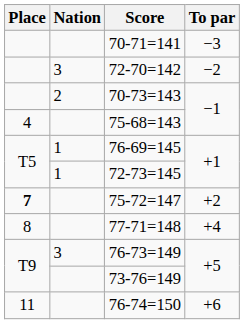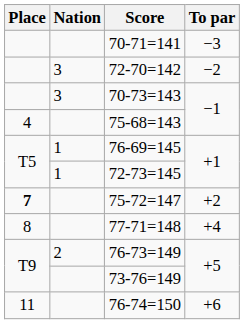(58, 95) 2 -> (58, 95) 3
(58, 252) 3 -> (58, 252) 2
